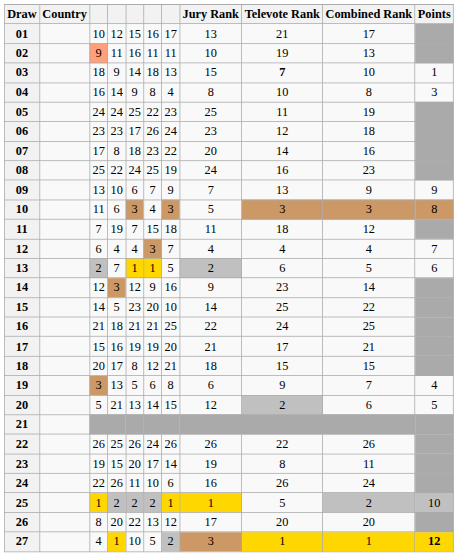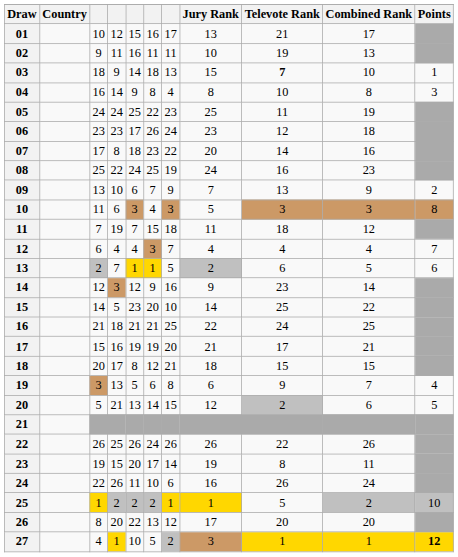(99, 53) lightsalmon background -> (99, 53) no background
(434, 190) 9 -> (434, 190) 2
